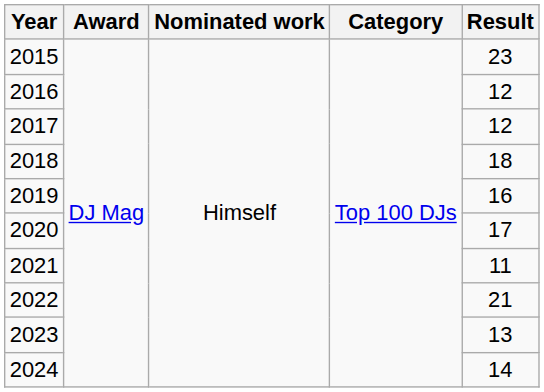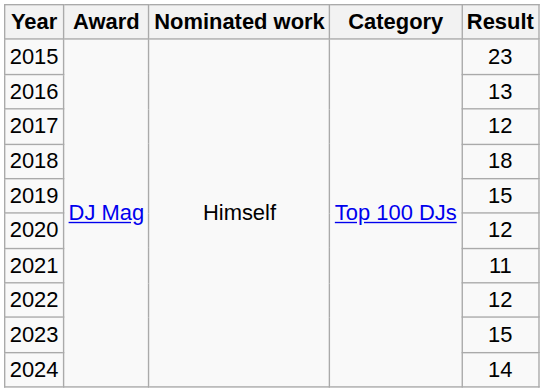(500, 91) 12 -> (500, 91) 13
(500, 195) 16 -> (500, 195) 15
(500, 230) 17 -> (500, 230) 12
(500, 299) 21 -> (500, 299) 12
(500, 334) 13 -> (500, 334) 15
